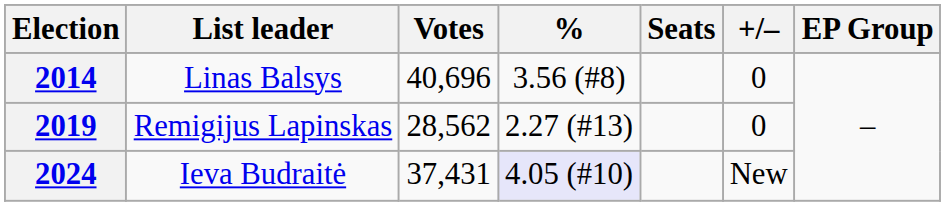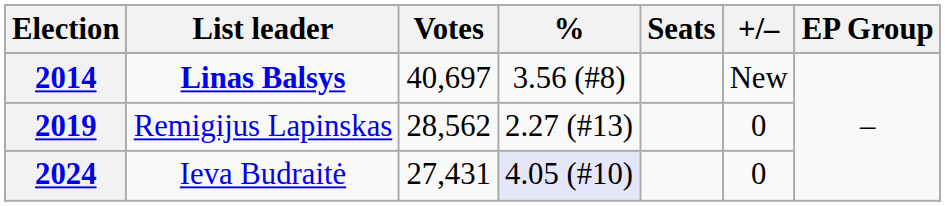(263, 77) normal -> (263, 77) bold
(449, 77) 40,696 -> (449, 77) 40,697
(759, 77) 0 -> (759, 77) New
(449, 175) 37,431 -> (449, 175) 27,431
(759, 175) New -> (759, 175) 0
